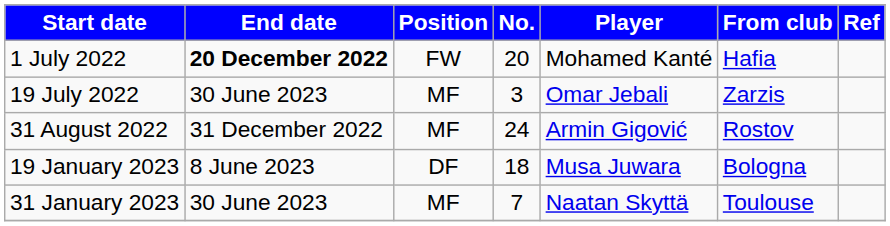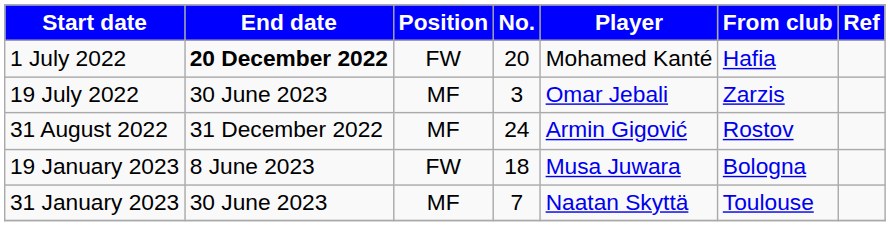(443, 166) DF -> (443, 166) FW
